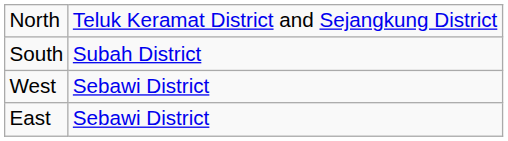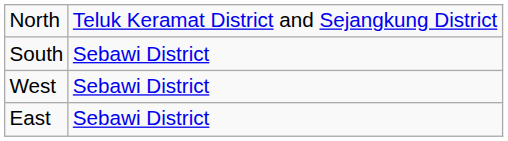(137, 53) Subah District -> (141, 53) Sebawi District
